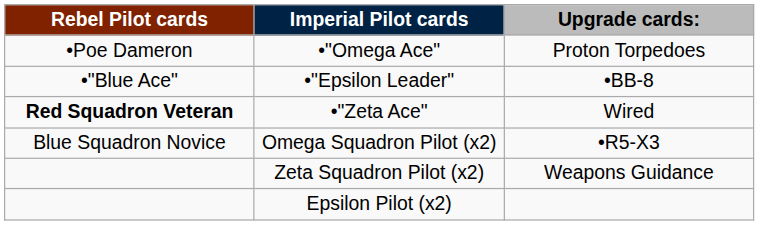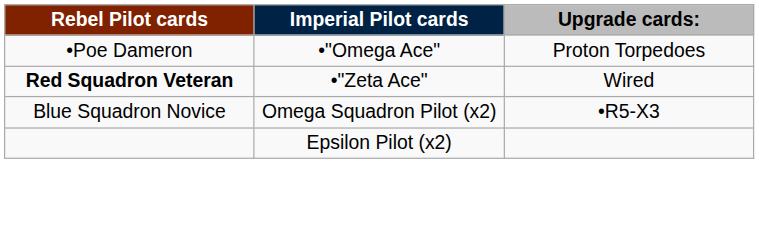- row: (379, 81)
- row: (379, 173)
